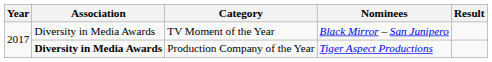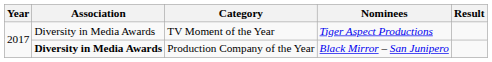(384, 31) Black Mirror – San Junipero -> (376, 31) Tiger Aspect Productions
(376, 48) Tiger Aspect Productions -> (384, 48) Black Mirror – San Junipero
